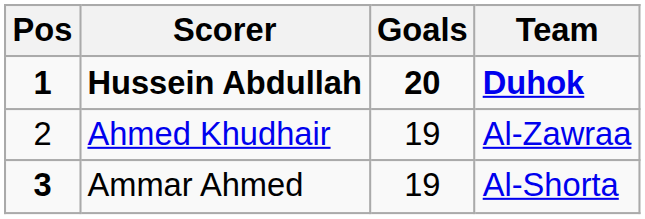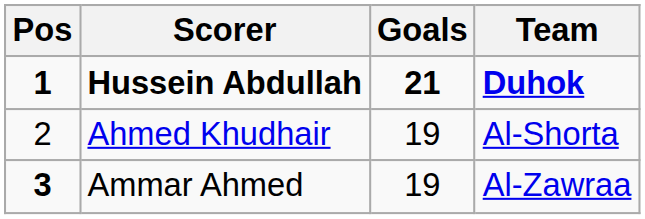(422, 82) 20 -> (422, 82) 21
(557, 133) Al-Zawraa -> (551, 133) Al-Shorta
(551, 185) Al-Shorta -> (557, 185) Al-Zawraa
